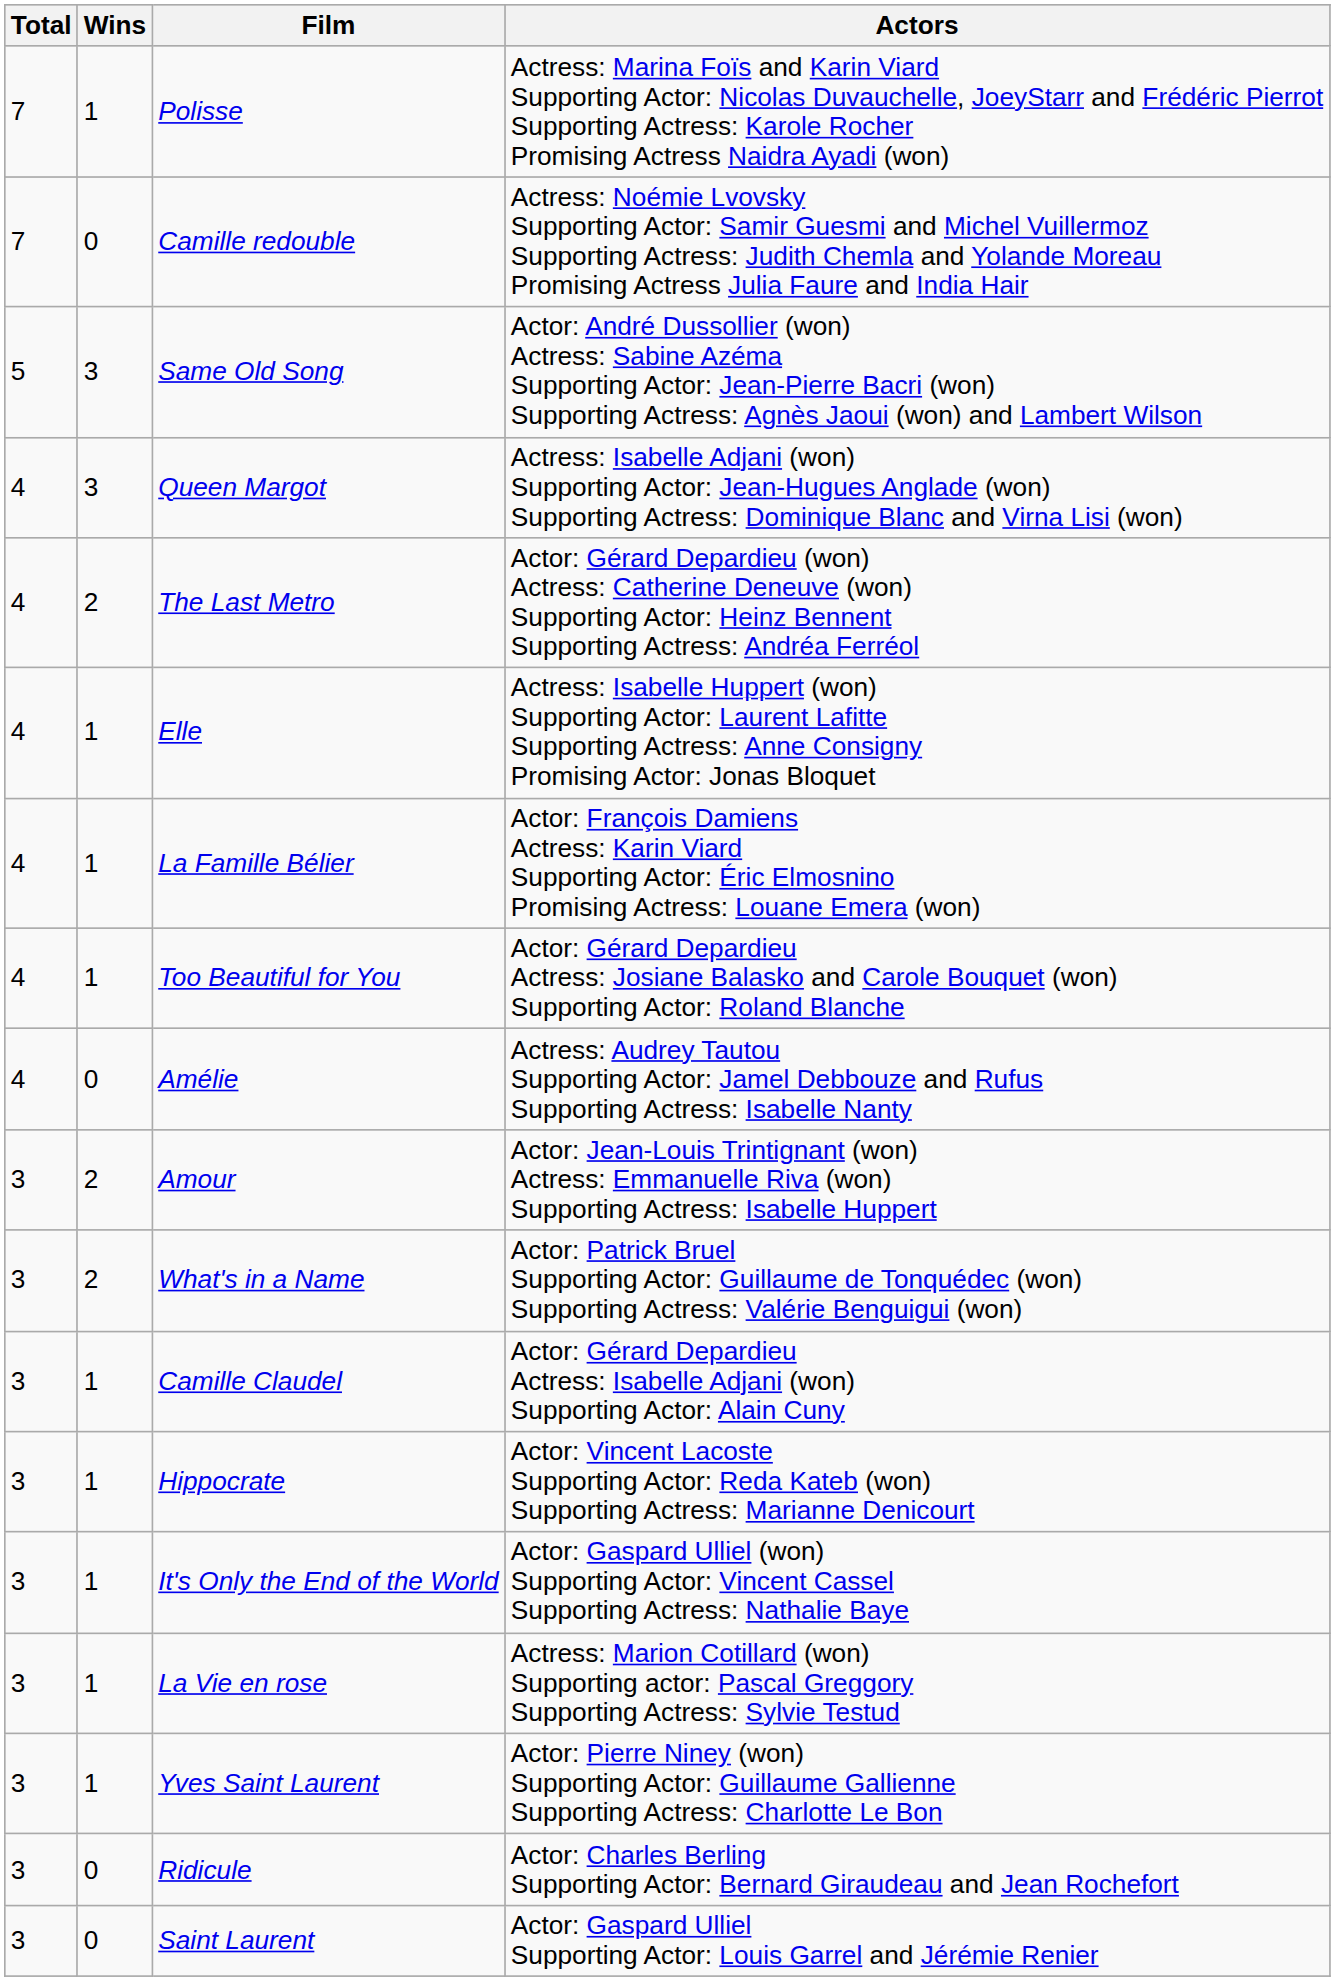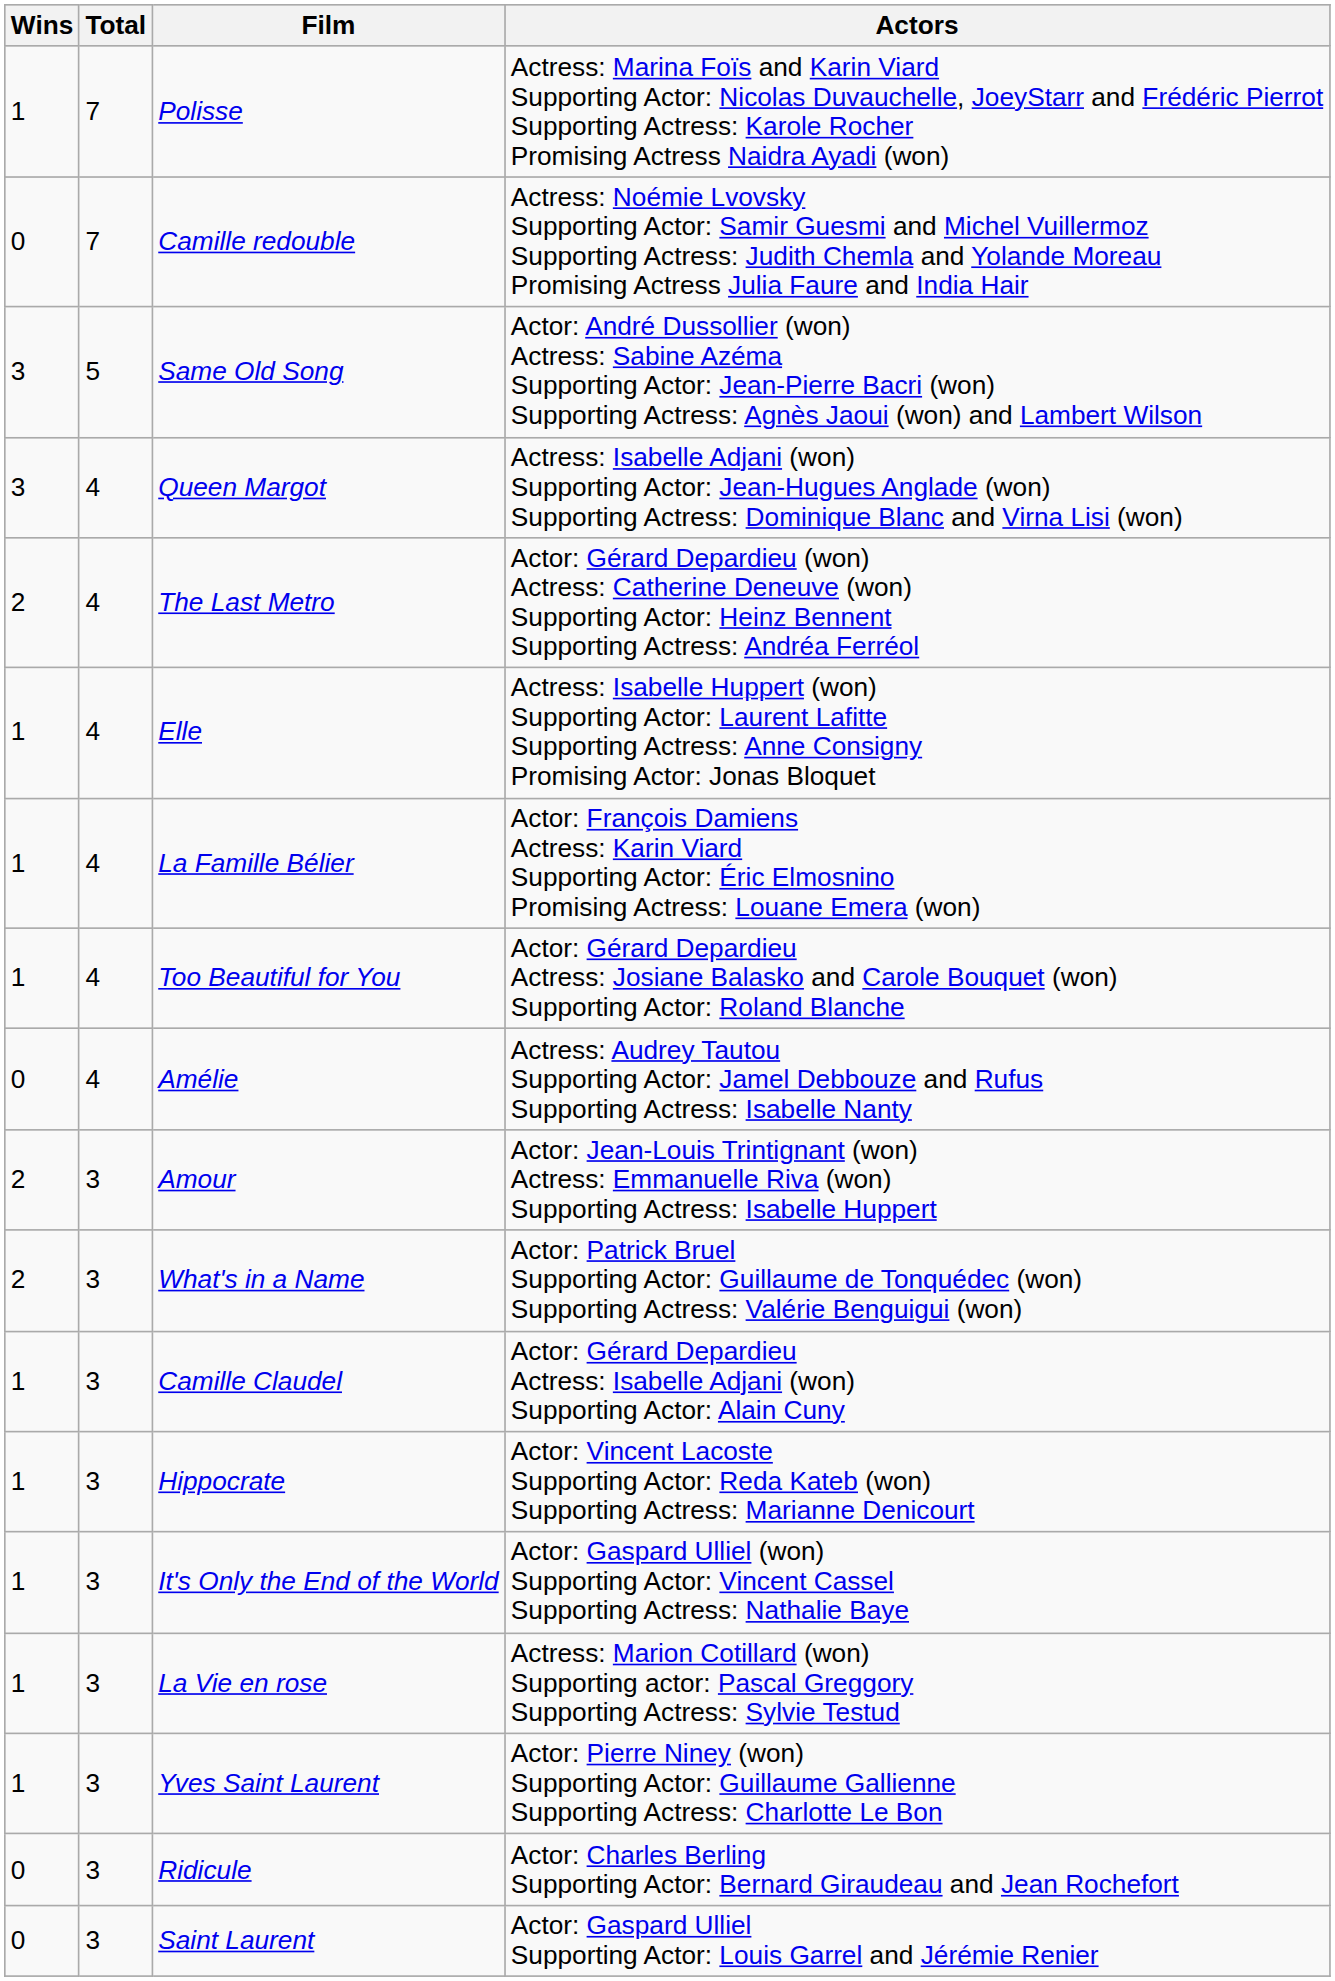columns swapped: (41, 25) <-> (115, 25)
